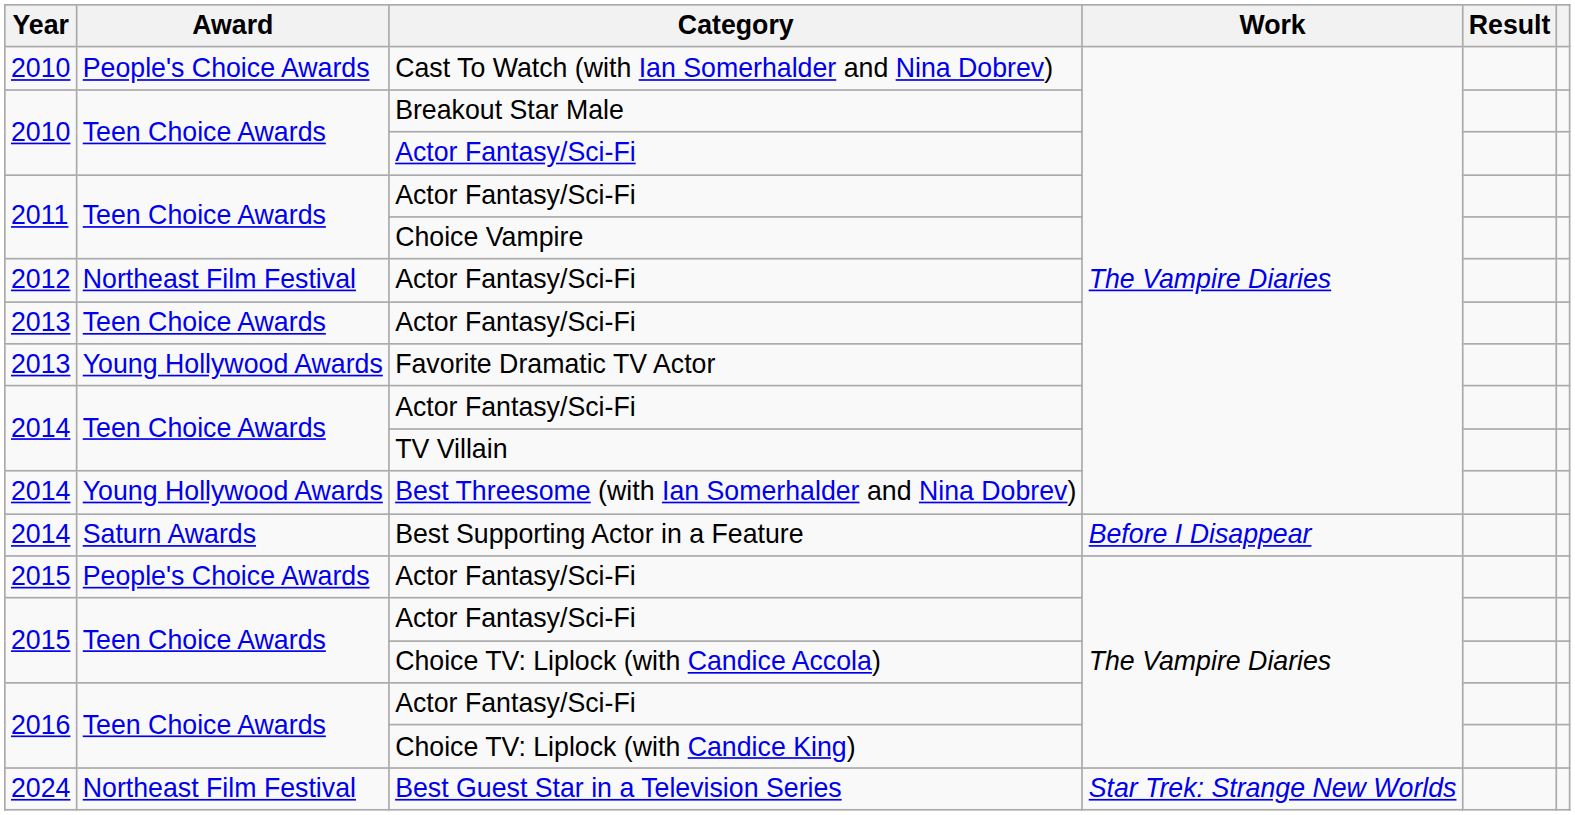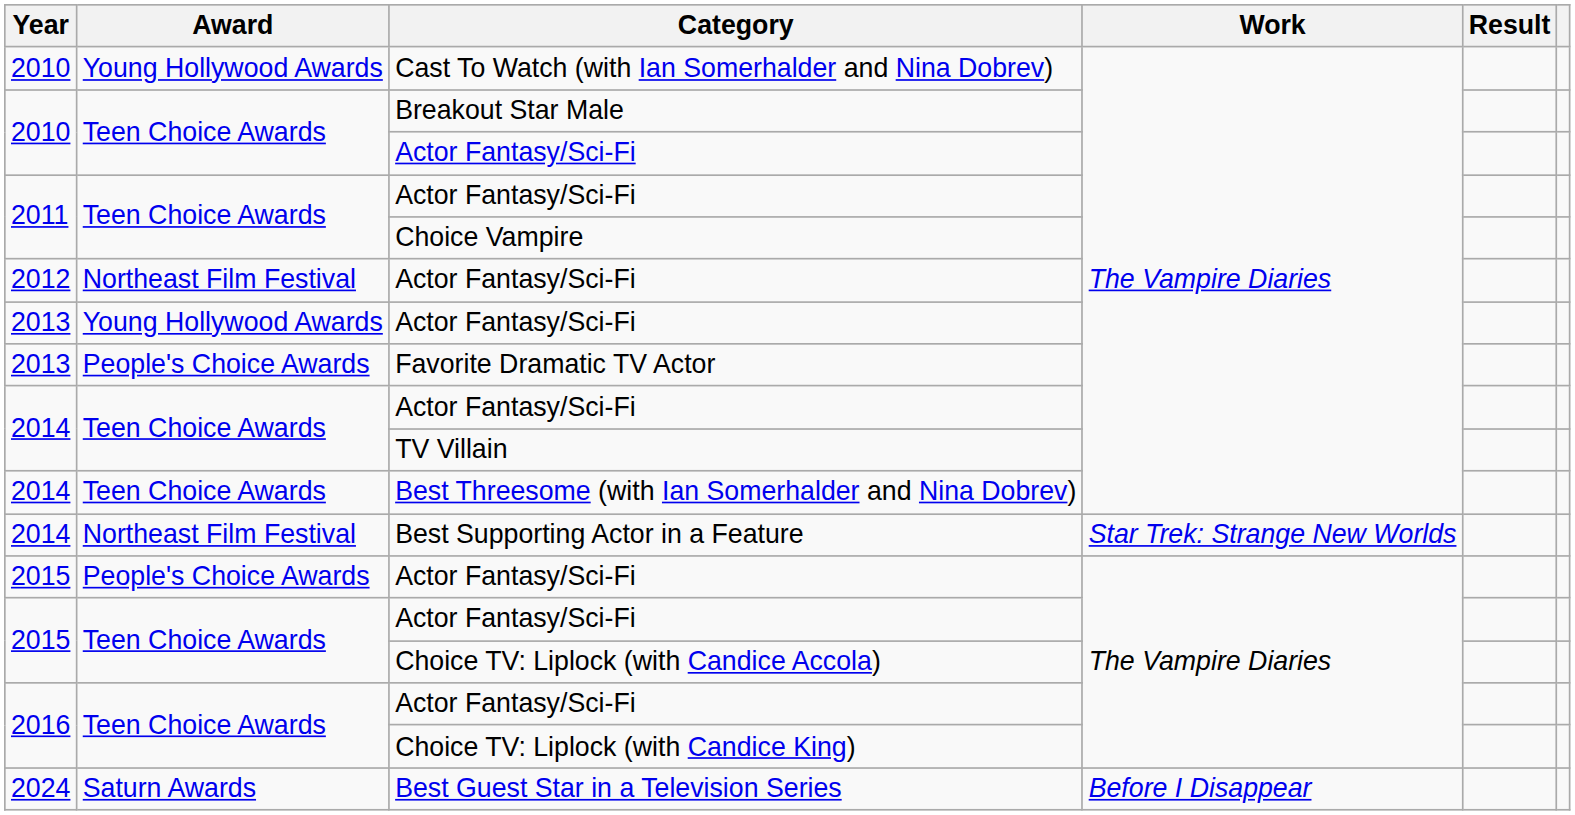(226, 68) People's Choice Awards -> (233, 68) Young Hollywood Awards
(204, 322) Teen Choice Awards -> (233, 322) Young Hollywood Awards
(233, 364) Young Hollywood Awards -> (226, 364) People's Choice Awards
(233, 491) Young Hollywood Awards -> (204, 491) Teen Choice Awards
(169, 534) Saturn Awards -> (219, 534) Northeast Film Festival
(1200, 534) Before I Disappear -> (1273, 534) Star Trek: Strange New Worlds
(219, 788) Northeast Film Festival -> (169, 788) Saturn Awards
(1273, 788) Star Trek: Strange New Worlds -> (1200, 788) Before I Disappear
